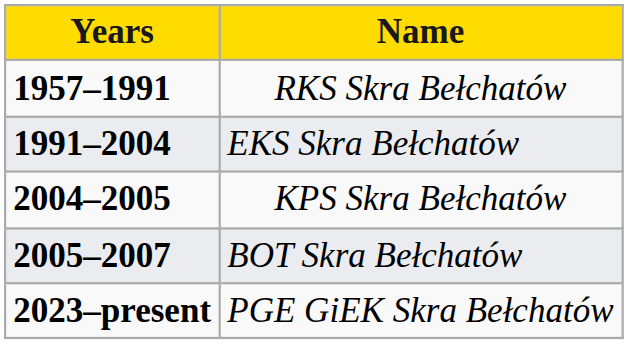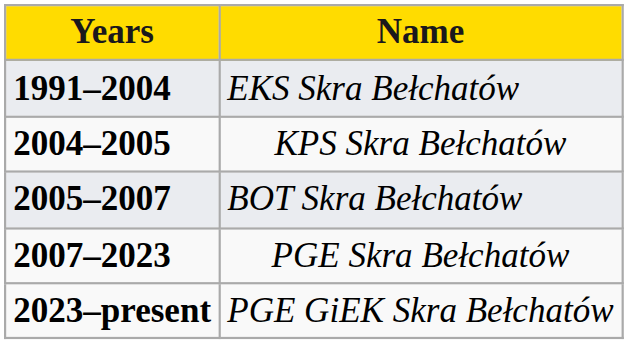- row: (420, 87)
+ row: (420, 254)
